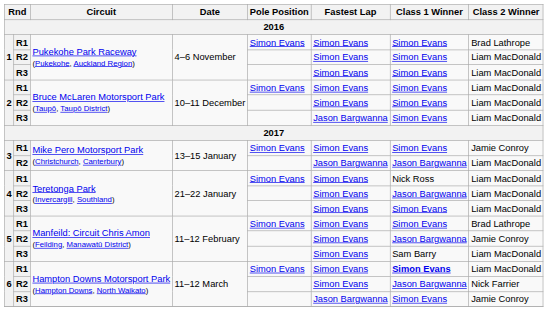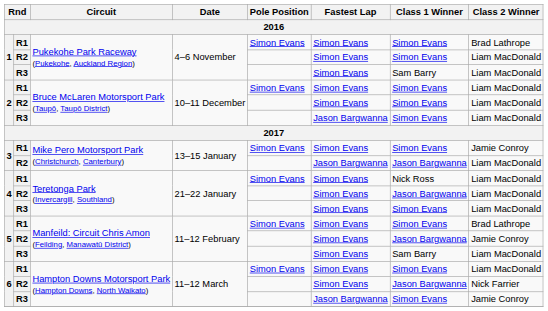(420, 72) Simon Evans -> (414, 72) Sam Barry
(421, 269) bold -> (420, 269) normal
